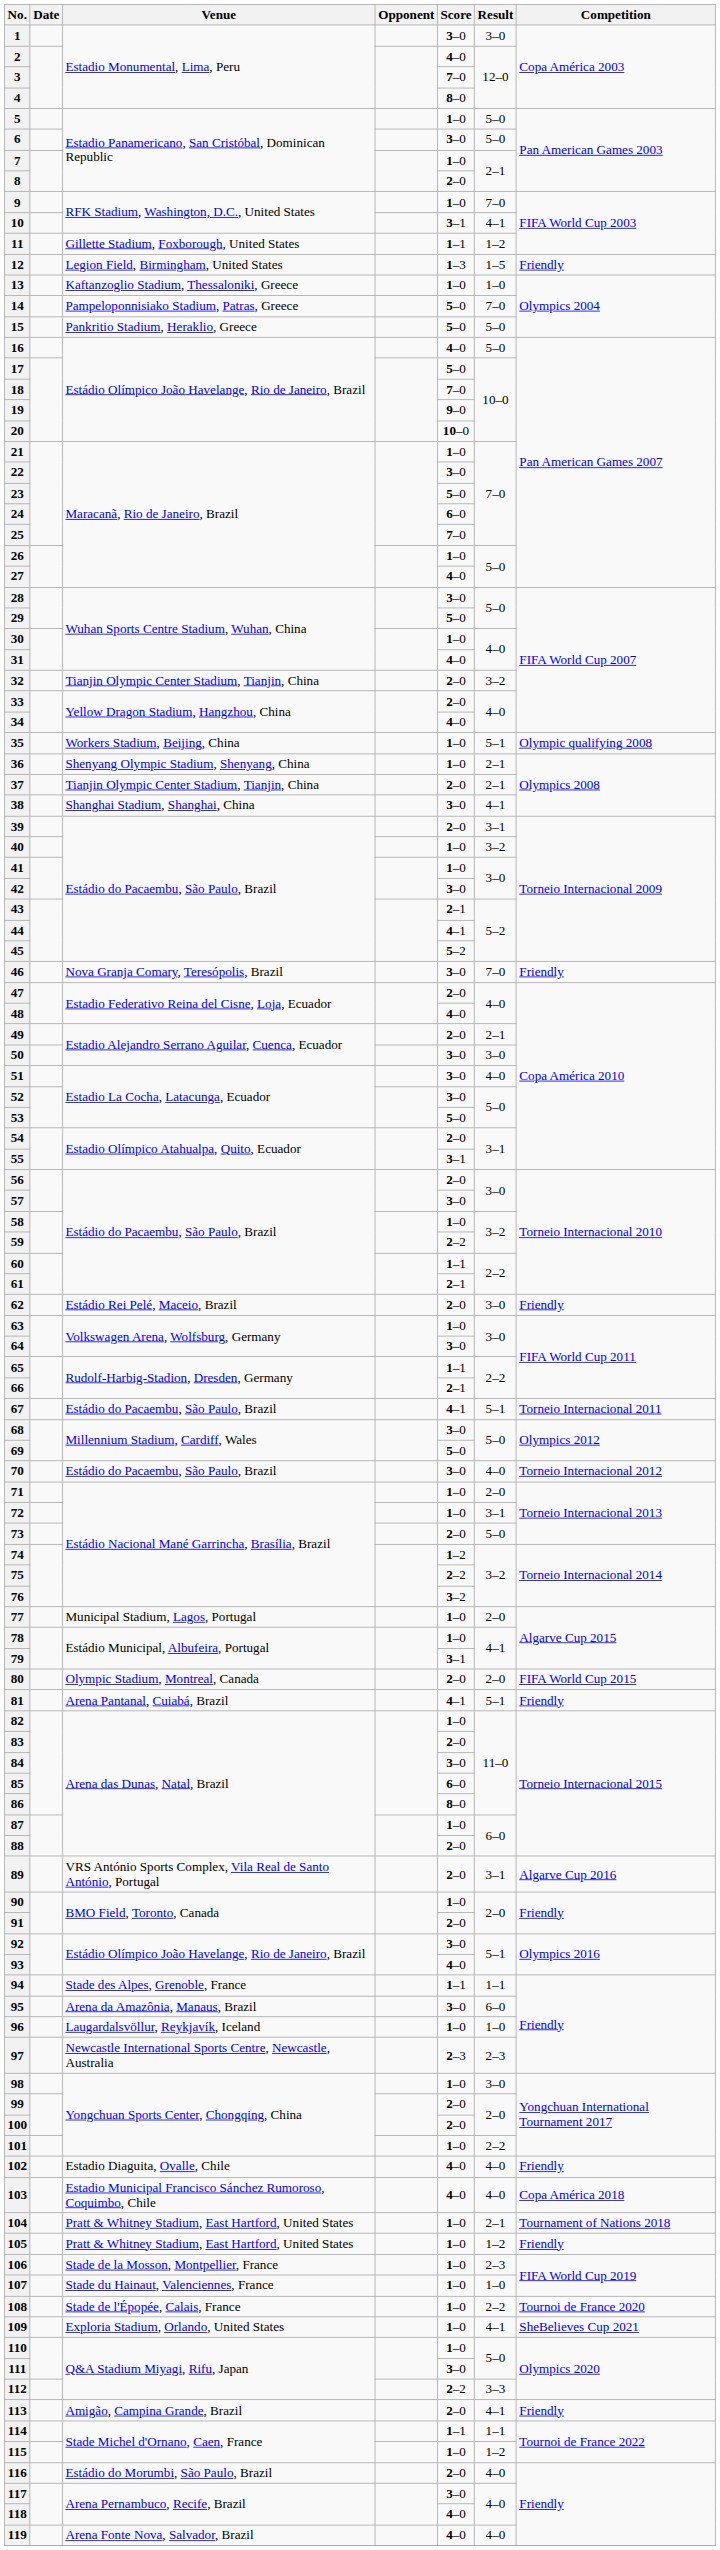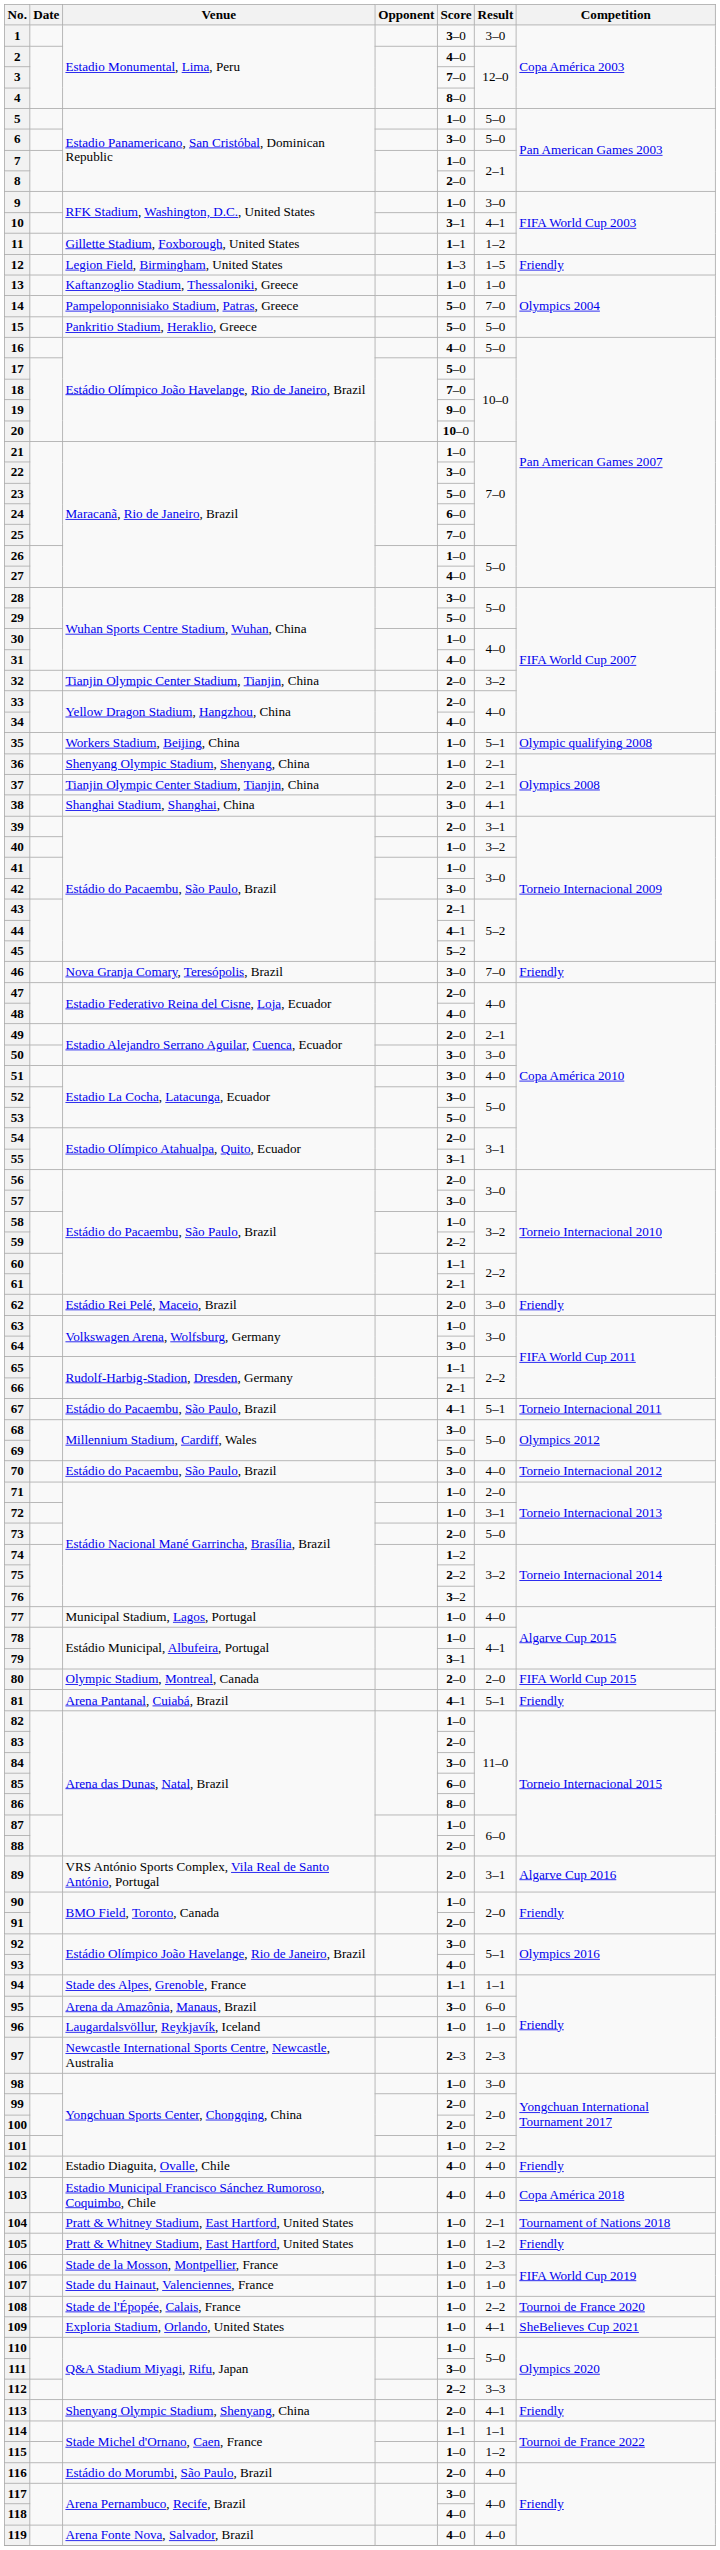(495, 202) 7–0 -> (495, 202) 3–0
(495, 1617) 2–0 -> (495, 1617) 4–0
(154, 2410) Amigão, Campina Grande, Brazil -> (188, 2410) Shenyang Olympic Stadium, Shenyang, China
